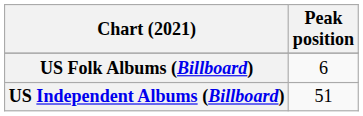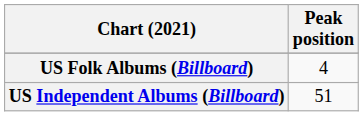(324, 67) 6 -> (324, 67) 4
